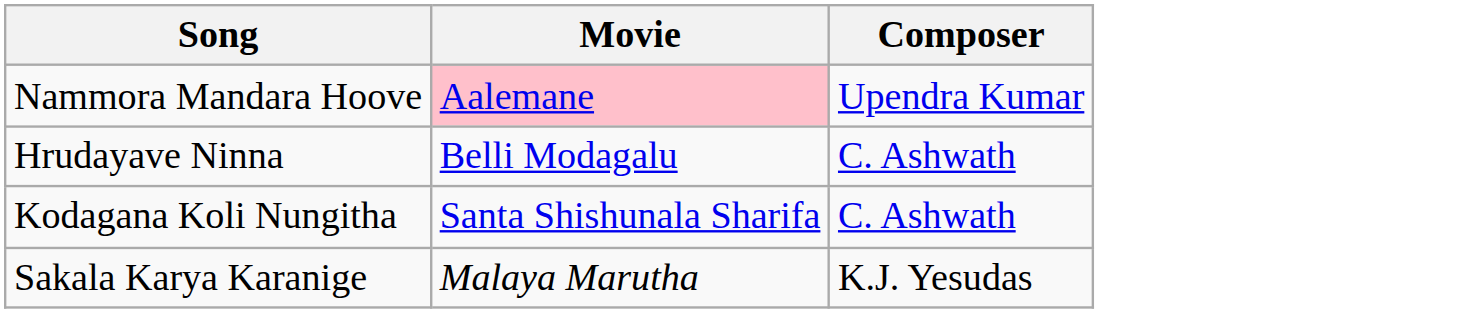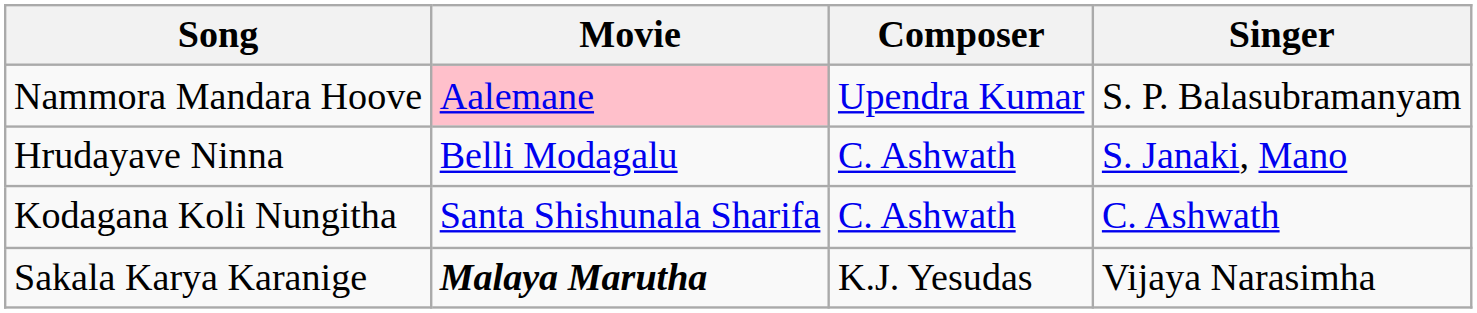+ column: (1282, 34)
(569, 276) normal -> (574, 276) bold
